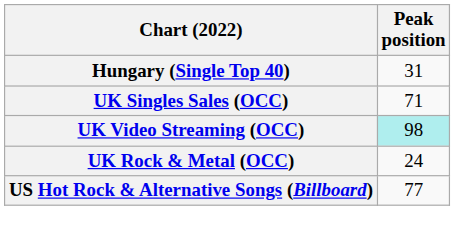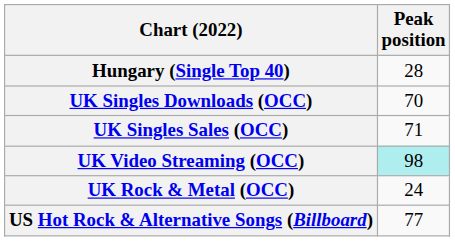(414, 70) 31 -> (414, 70) 28
+ row: (191, 100)
